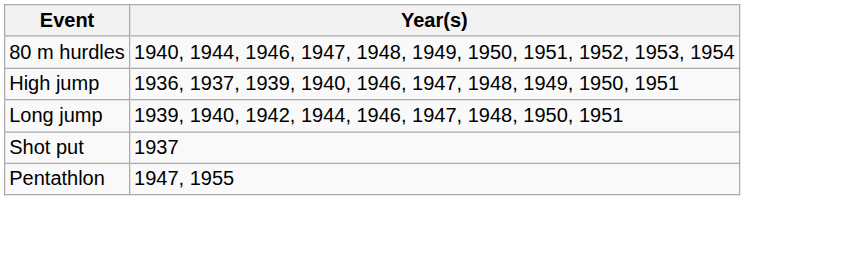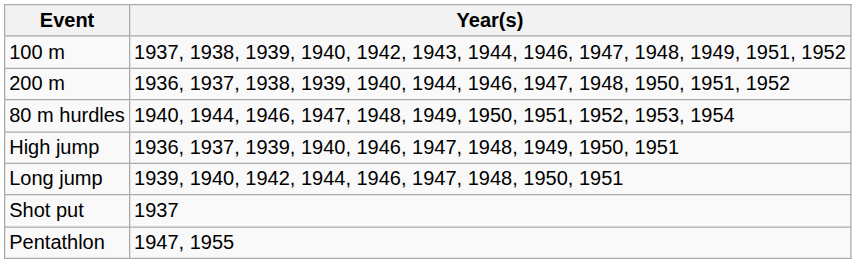+ row: (37, 52)
+ row: (37, 83)
